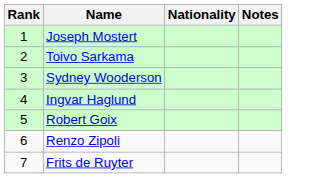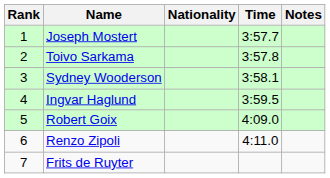+ column: (260, 15)
